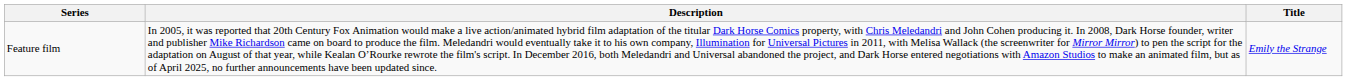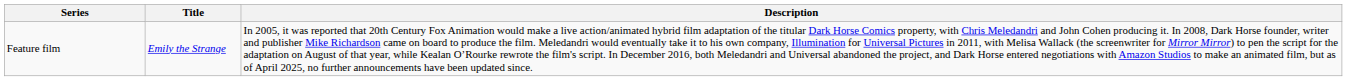columns swapped: (1294, 13) <-> (696, 13)
